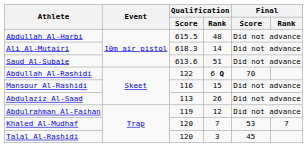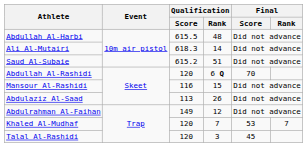(186, 61) 613.6 -> (186, 61) 615.2
(186, 73) 122 -> (186, 73) 120
(186, 111) 119 -> (186, 111) 149
